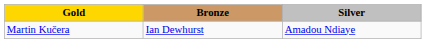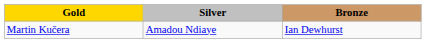columns swapped: (352, 13) <-> (213, 13)
